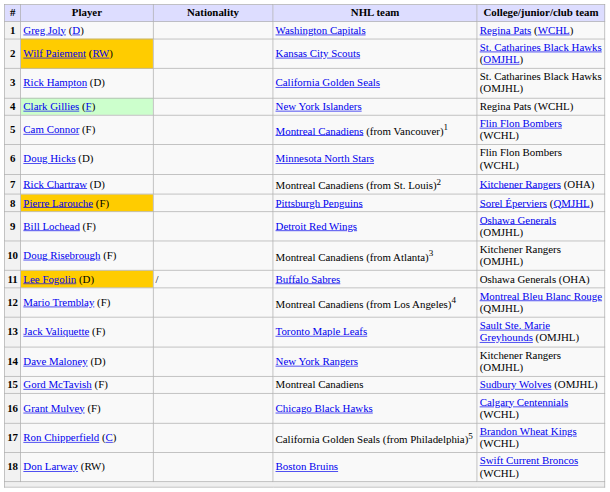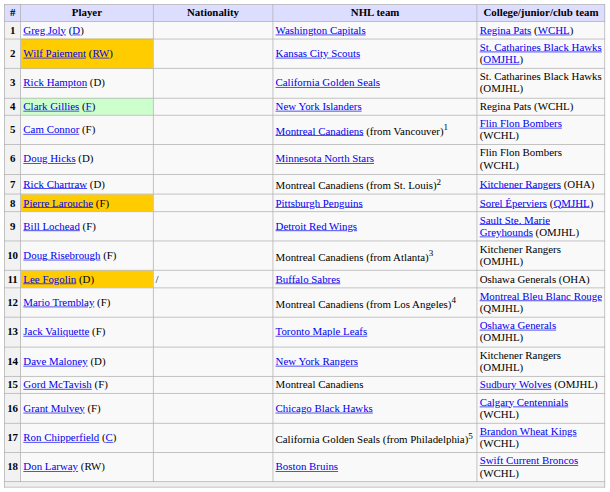(518, 226) Oshawa Generals (OMJHL) -> (529, 226) Sault Ste. Marie Greyhounds (OMJHL)
(529, 332) Sault Ste. Marie Greyhounds (OMJHL) -> (518, 332) Oshawa Generals (OMJHL)
